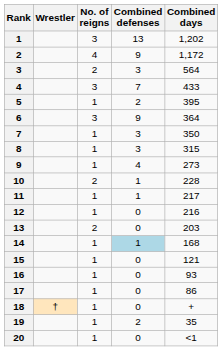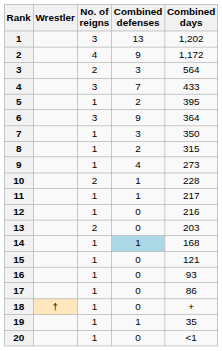(138, 149) 3 -> (138, 149) 2
(138, 322) 2 -> (138, 322) 1
